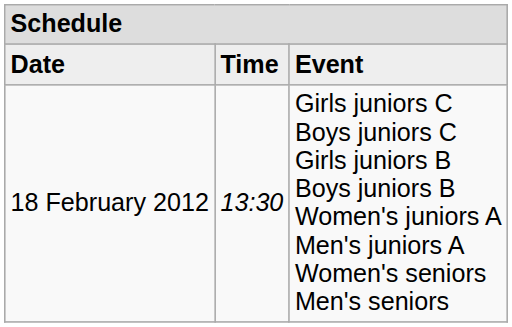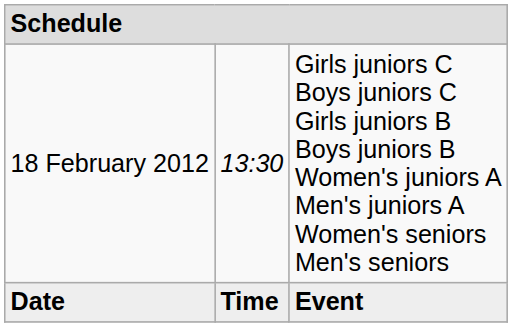rows swapped: (38, 64) <-> (110, 203)
